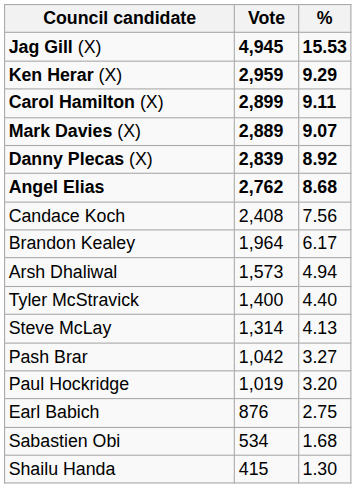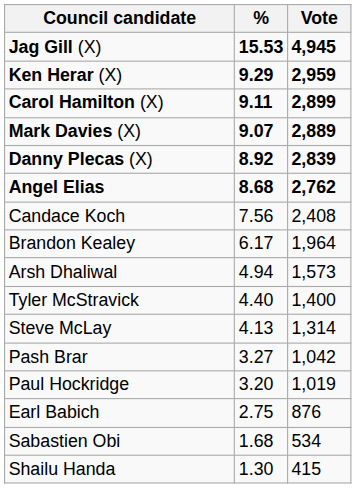columns swapped: (267, 18) <-> (325, 18)
